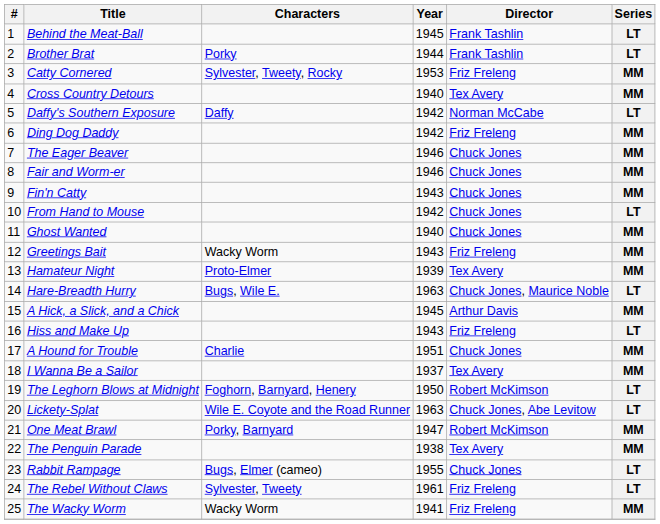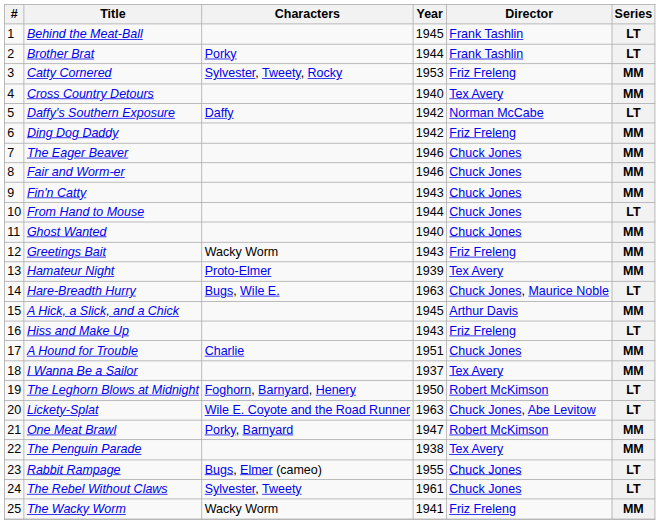(430, 212) 1942 -> (430, 212) 1944
(483, 489) Friz Freleng -> (485, 489) Chuck Jones
